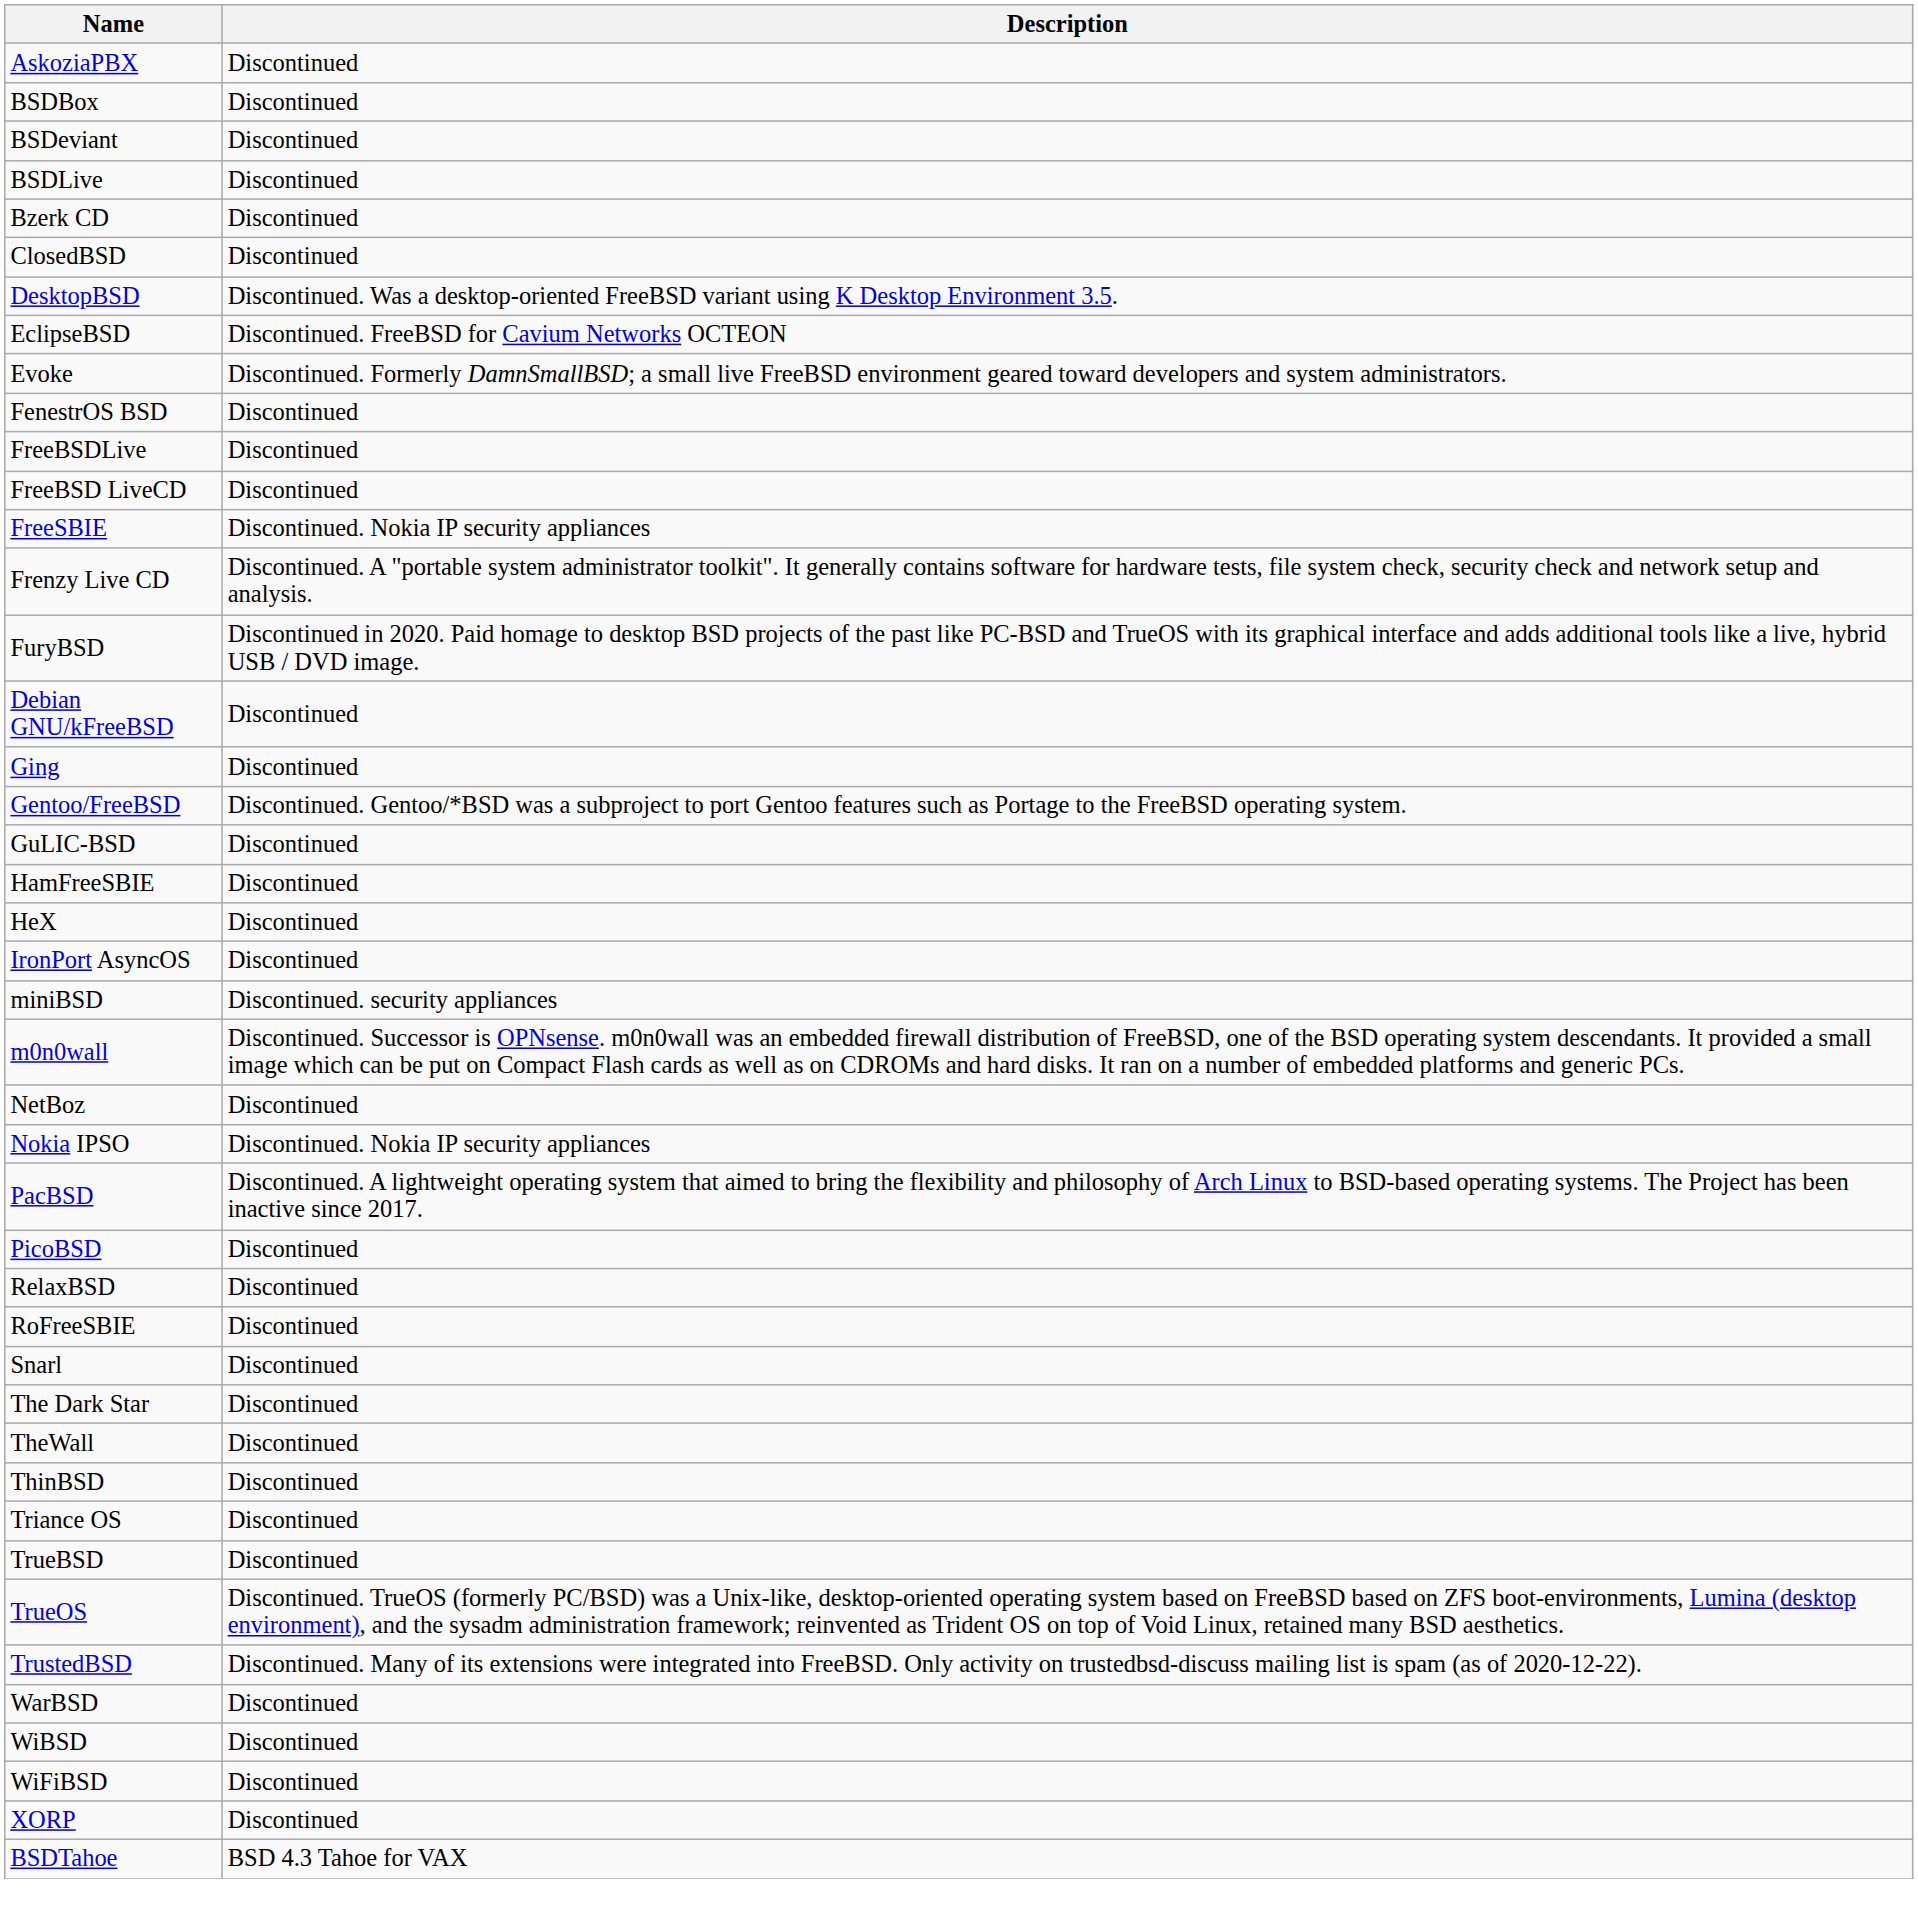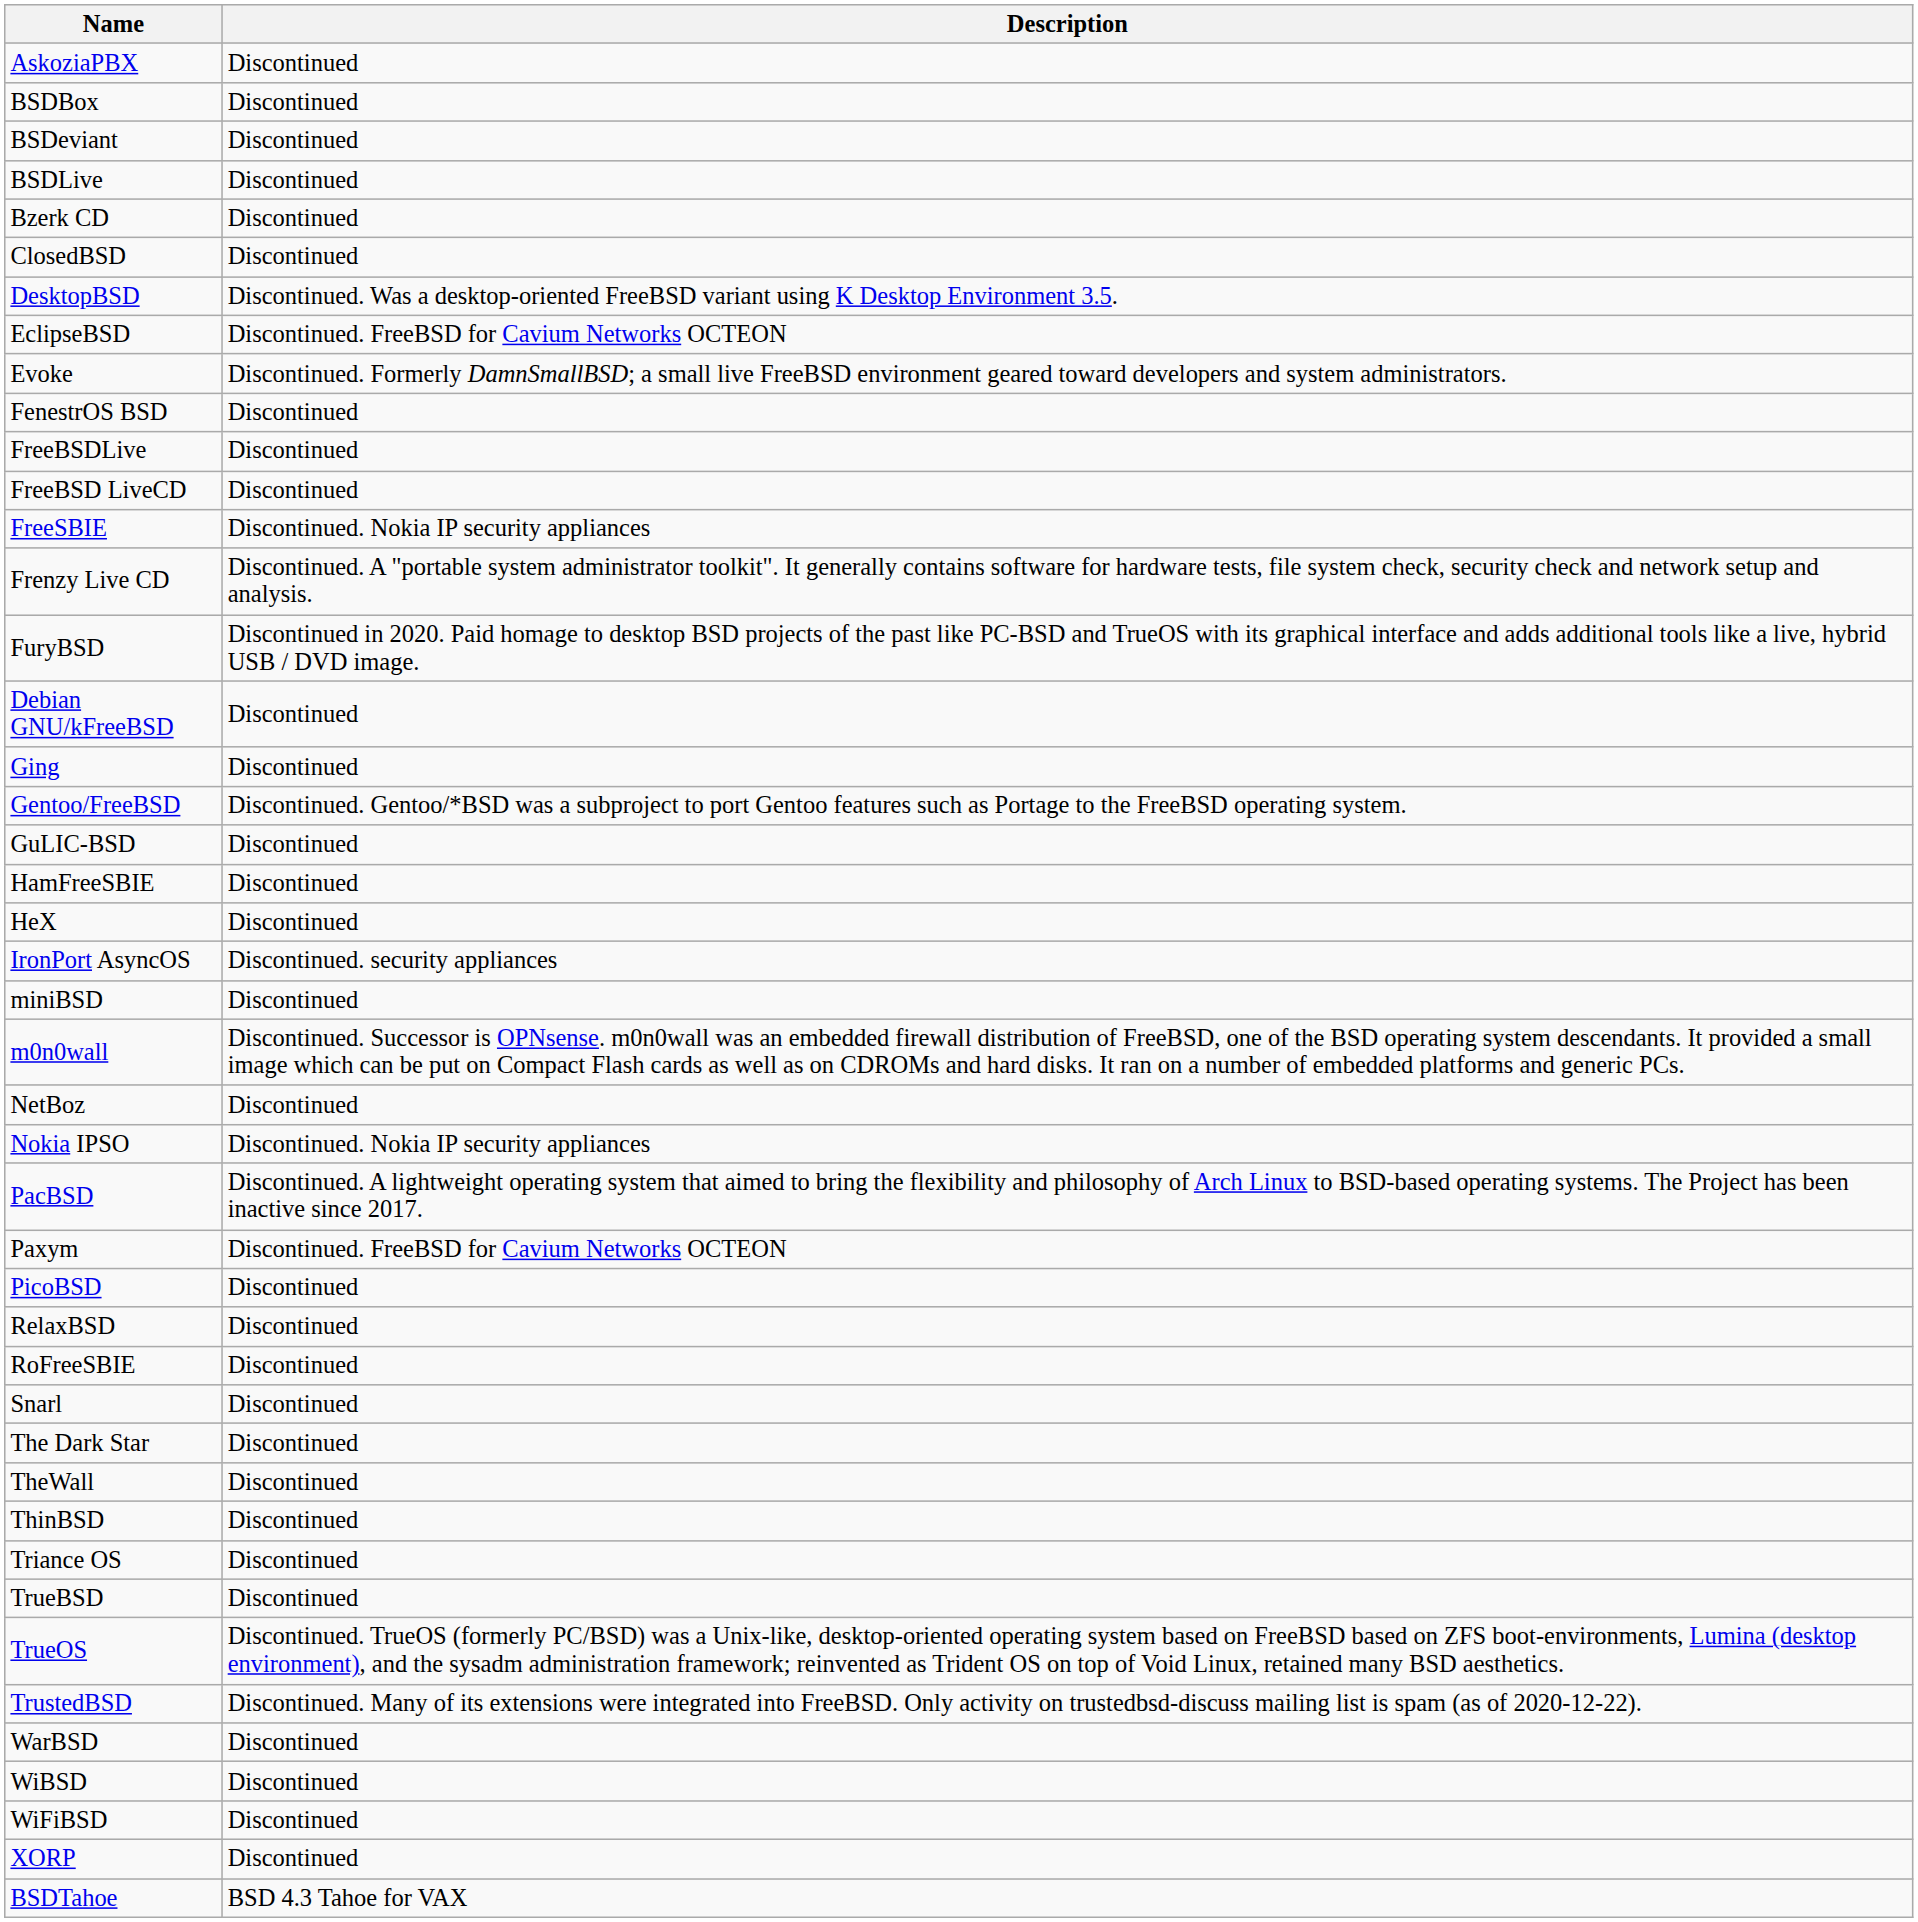(293, 960) Discontinued -> (393, 960) Discontinued. security appliances
(393, 999) Discontinued. security appliances -> (293, 999) Discontinued
+ row: (44, 1248)
